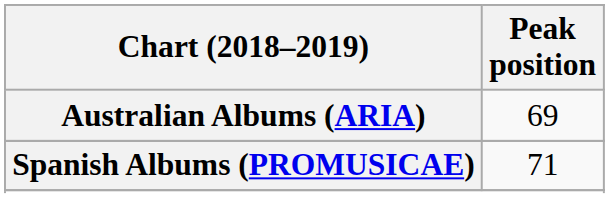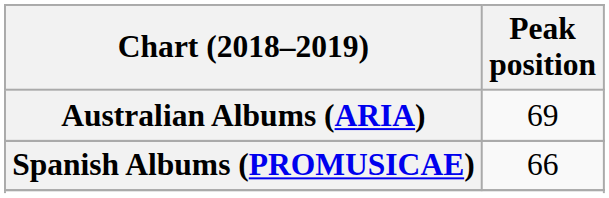(543, 164) 71 -> (543, 164) 66
